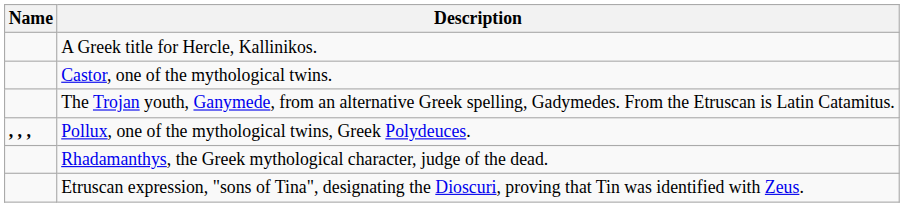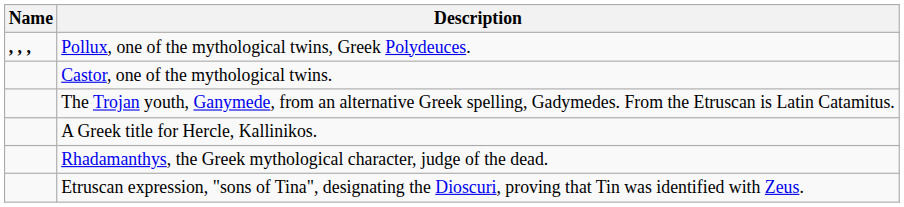rows swapped: (189, 46) <-> (266, 131)
